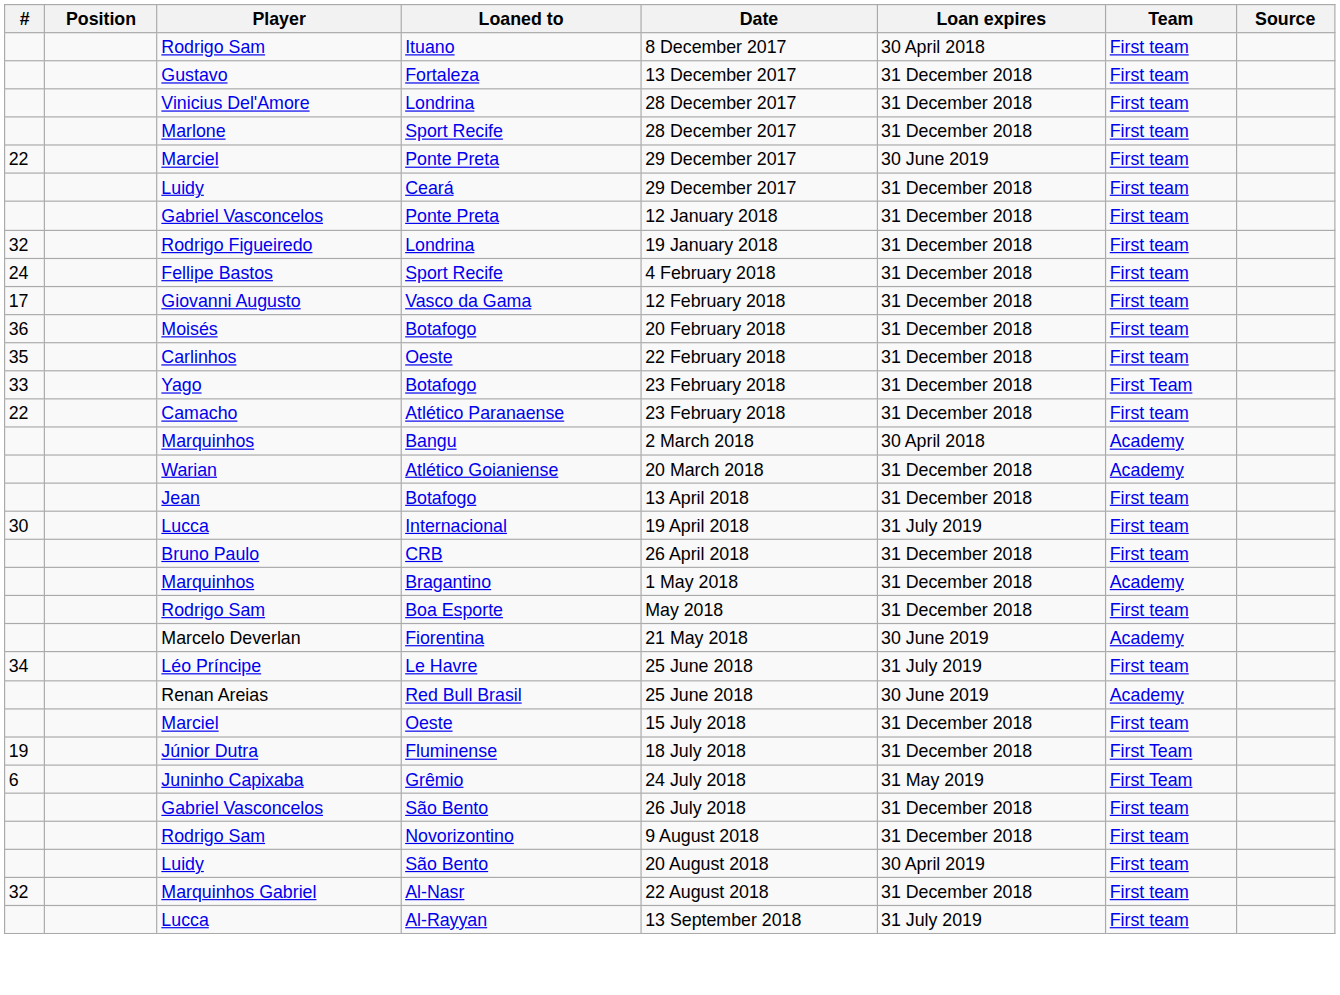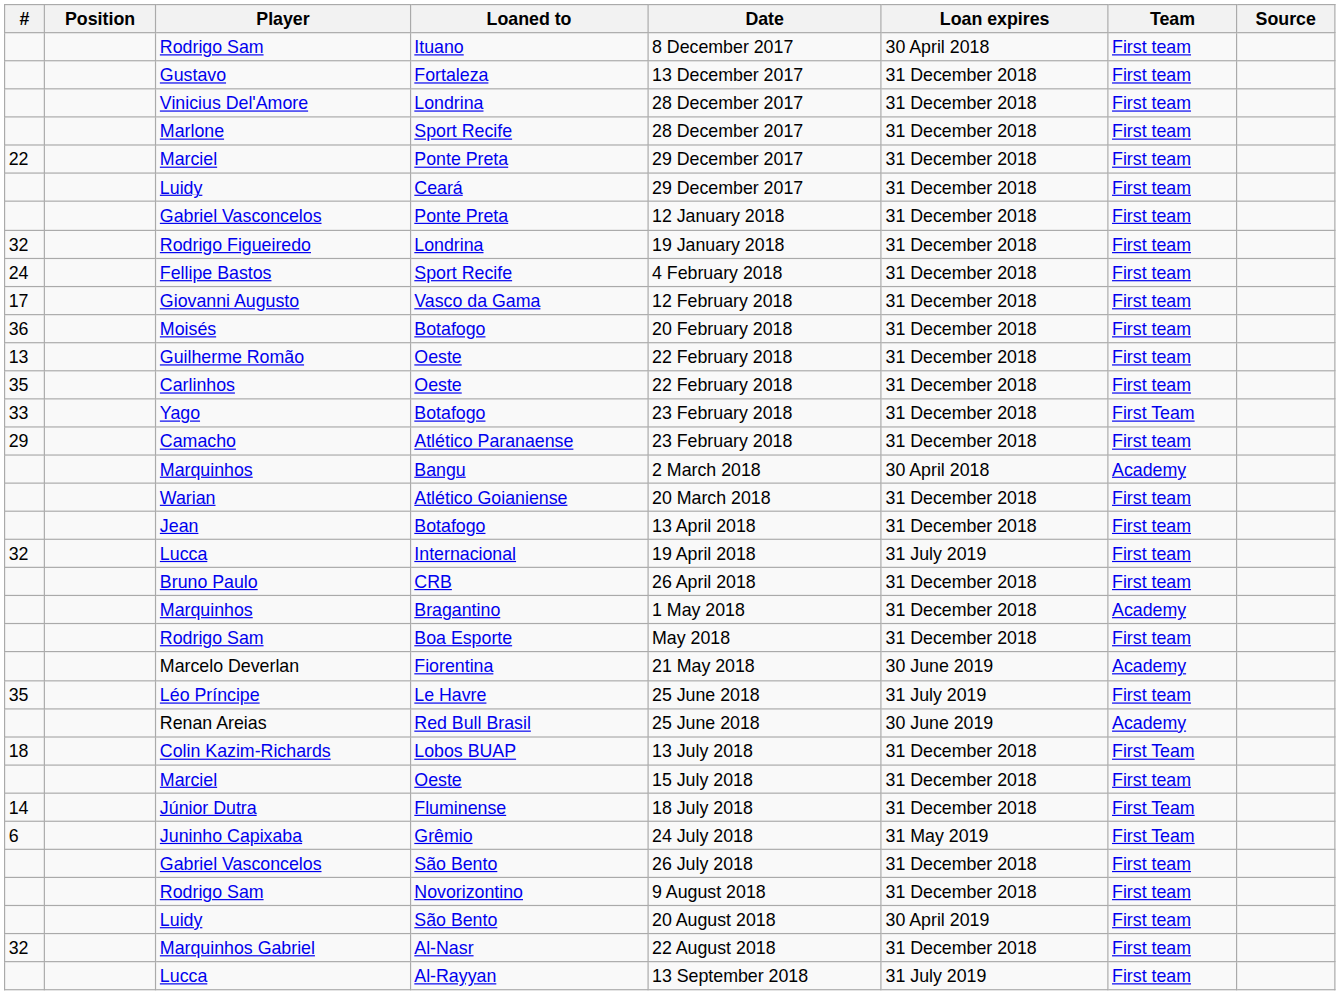(935, 160) 30 June 2019 -> (961, 160) 31 December 2018
+ row: (232, 357)
(19, 413) 22 -> (19, 441) 29
(1147, 469) Academy -> (1152, 497) First team
(19, 526) 30 -> (19, 554) 32
(19, 666) 34 -> (19, 695) 35
+ row: (245, 751)
(19, 751) 19 -> (19, 807) 14
